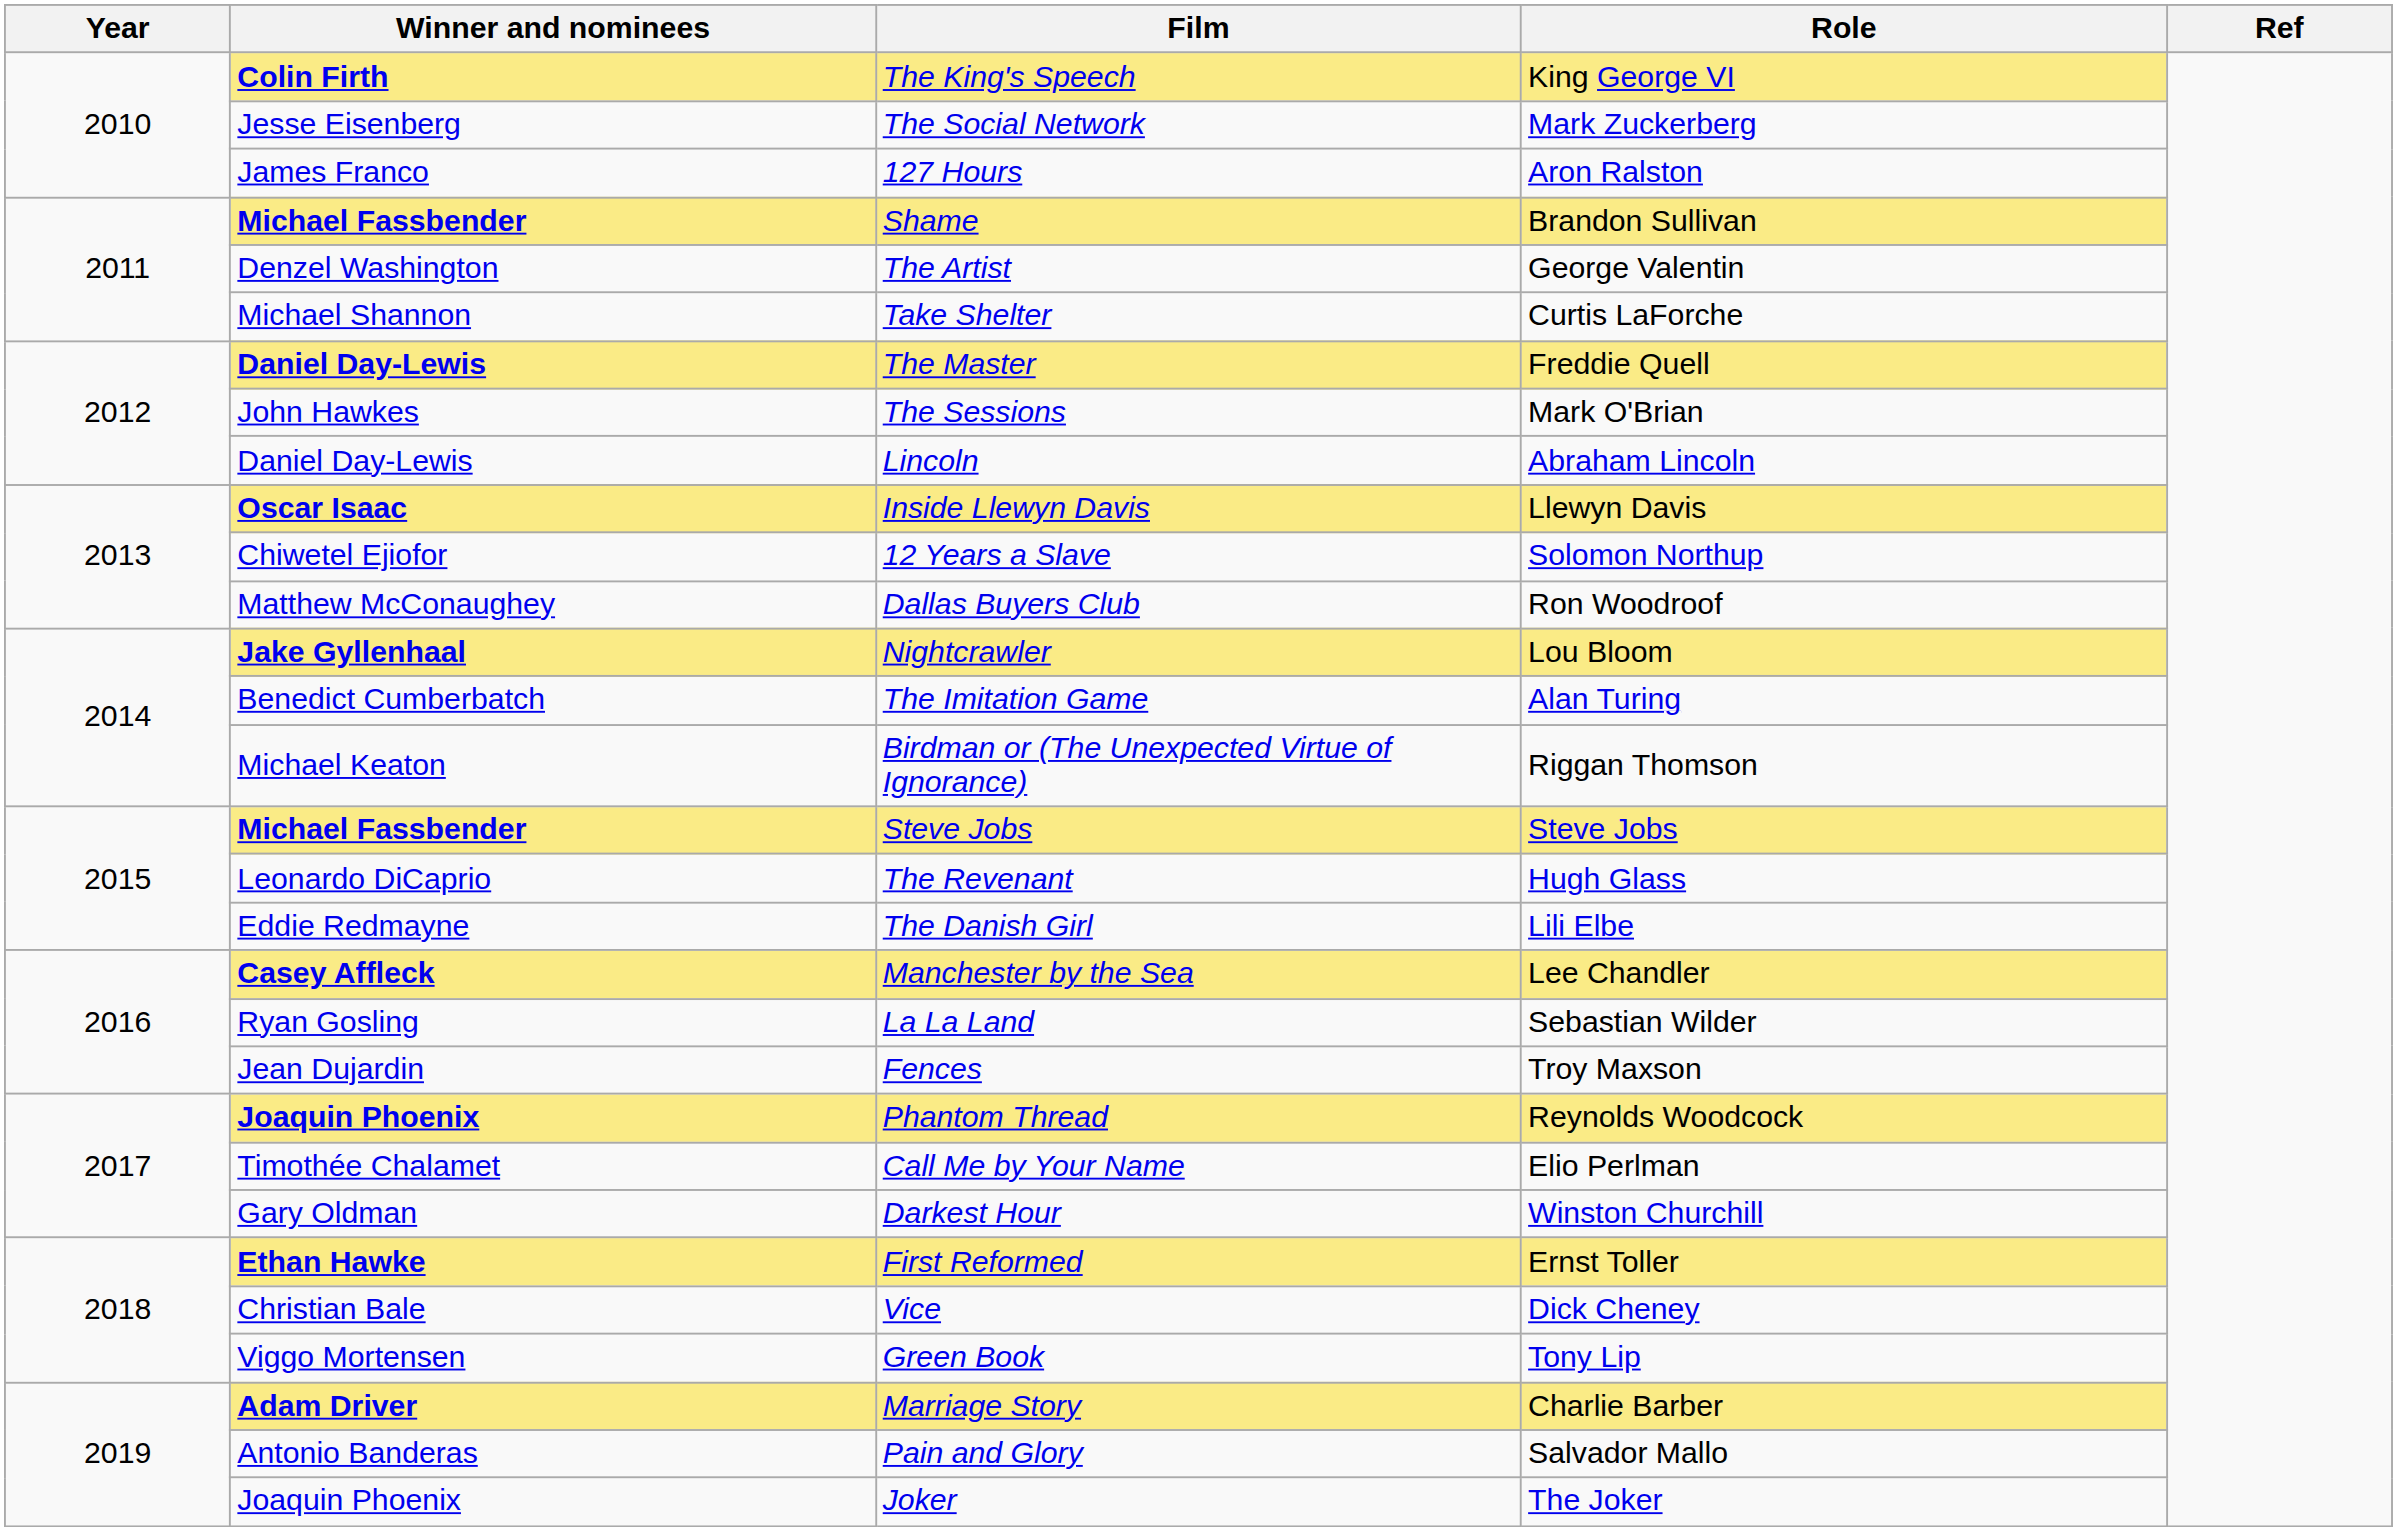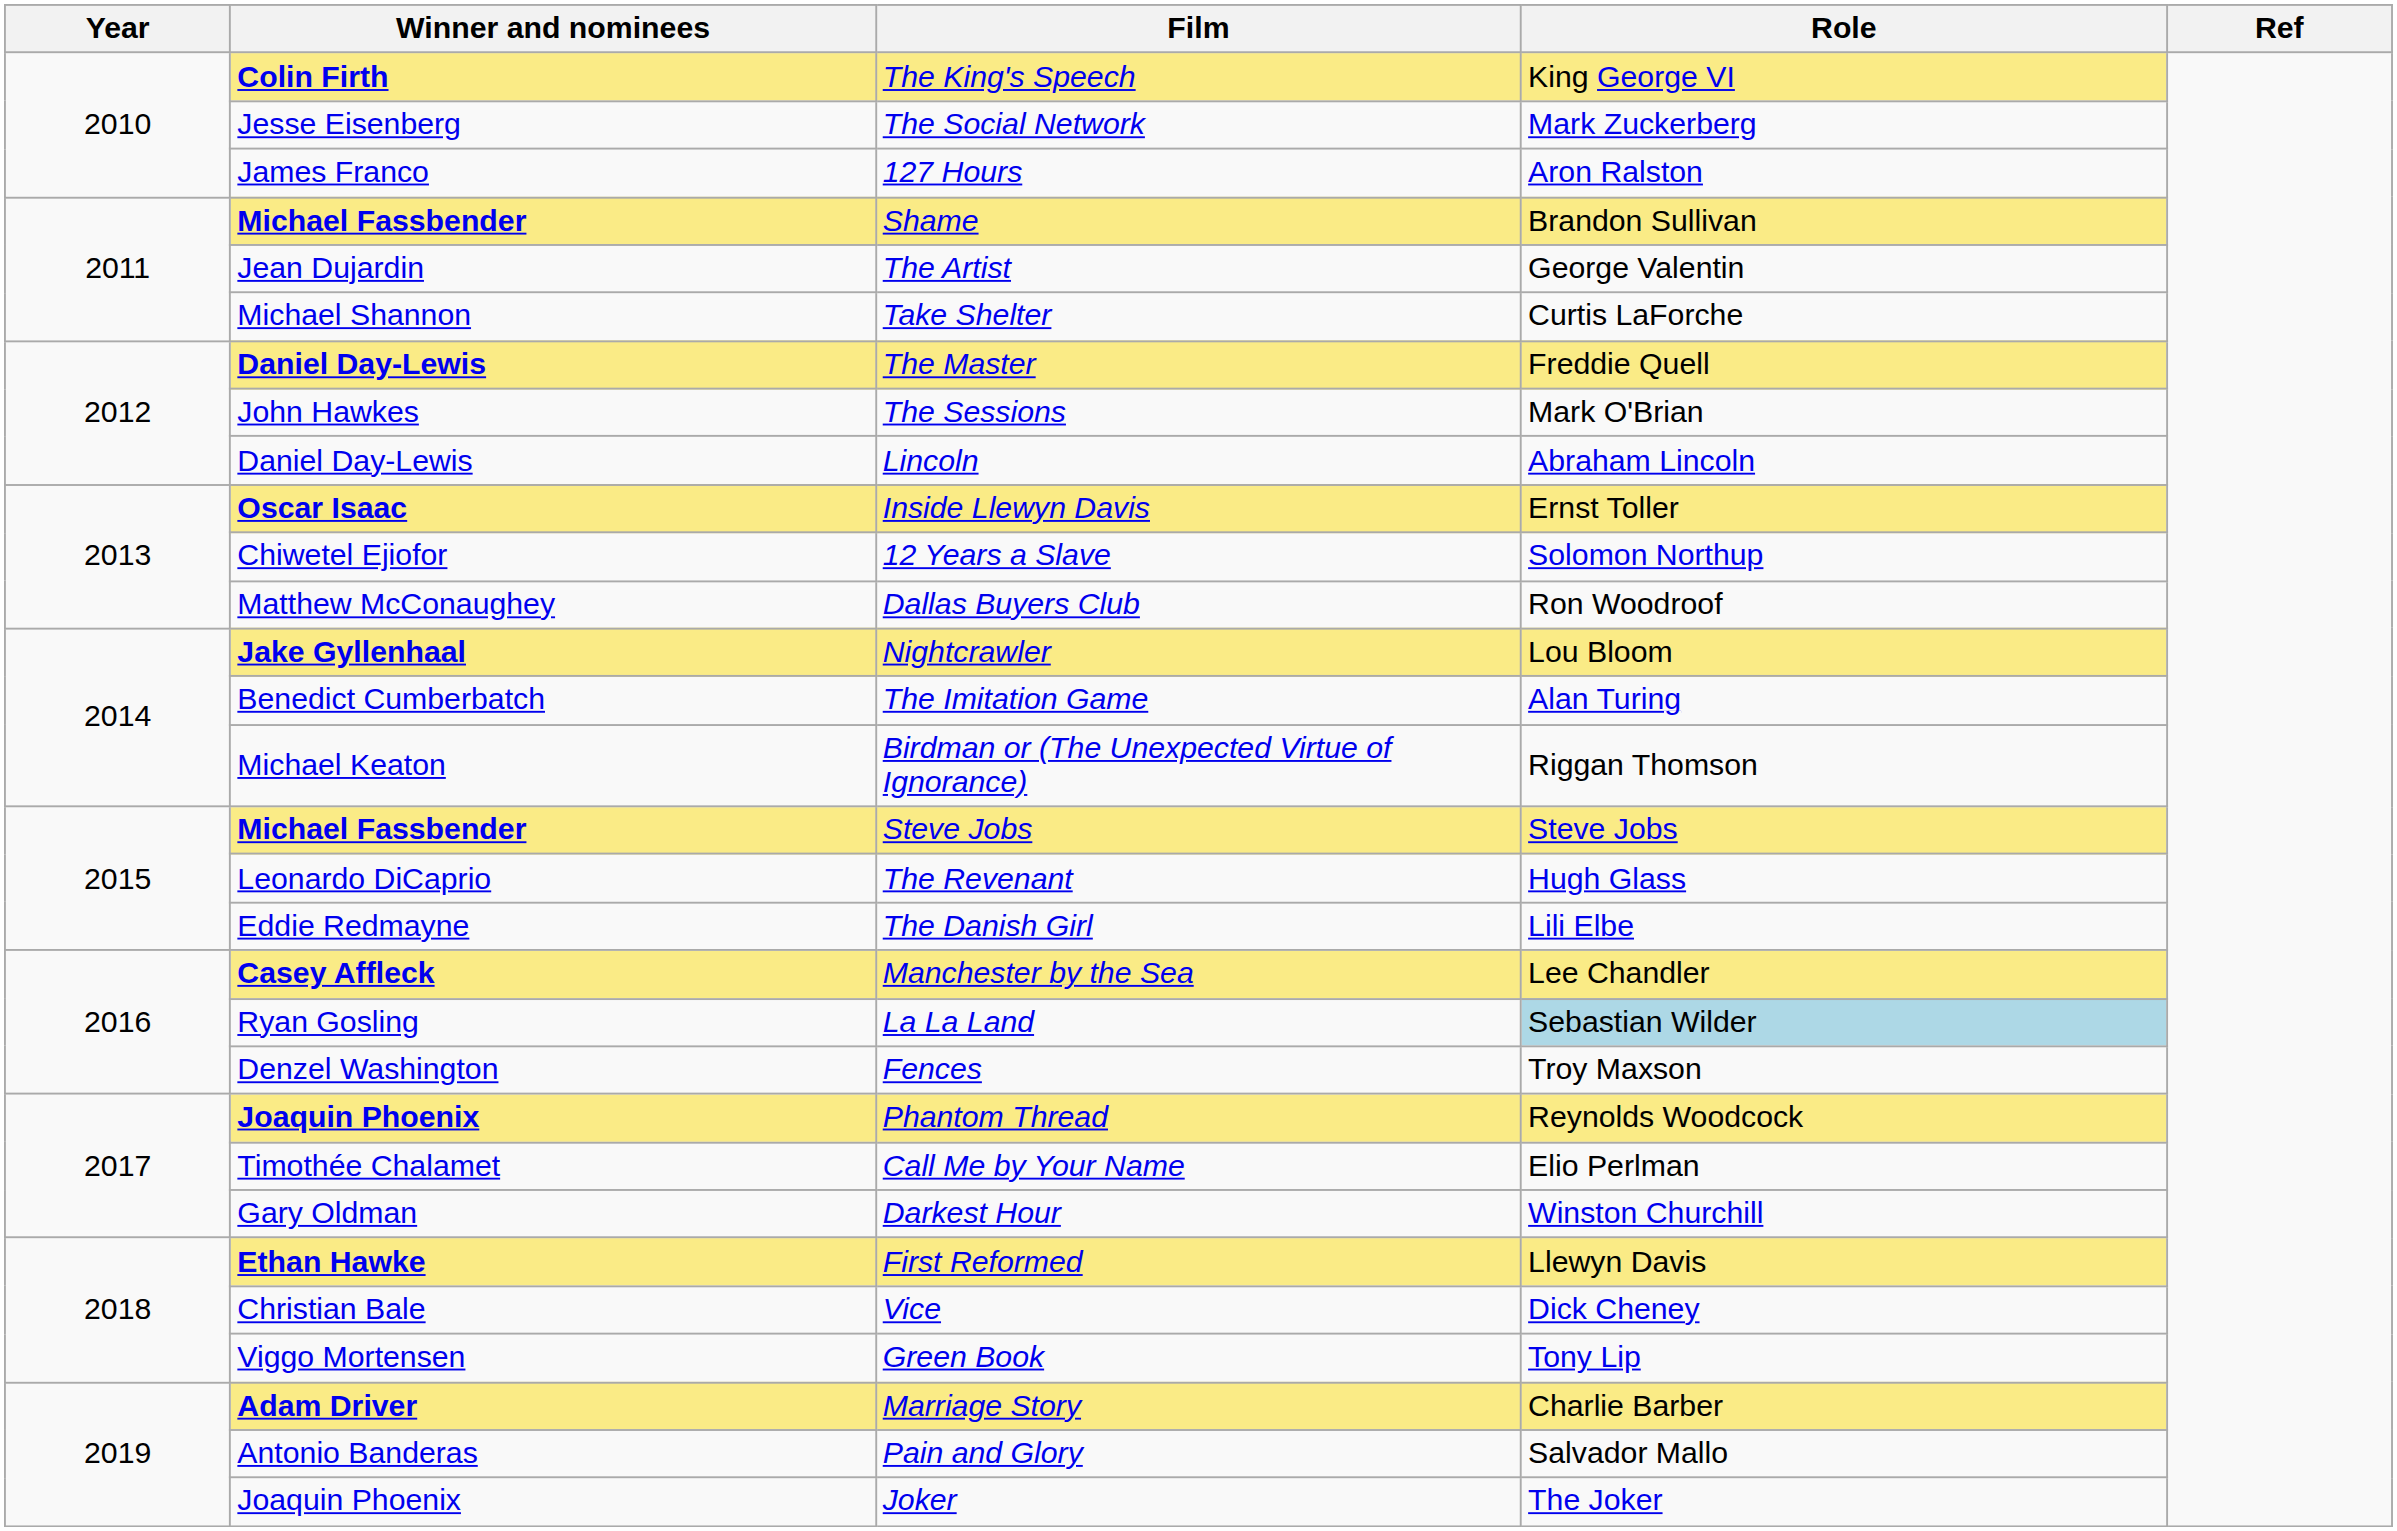(368, 268) Denzel Washington -> (331, 268) Jean Dujardin
(1617, 508) Llewyn Davis -> (1603, 508) Ernst Toller
(1642, 1021) no background -> (1642, 1021) lightblue background
(331, 1069) Jean Dujardin -> (368, 1069) Denzel Washington
(1603, 1261) Ernst Toller -> (1617, 1261) Llewyn Davis
